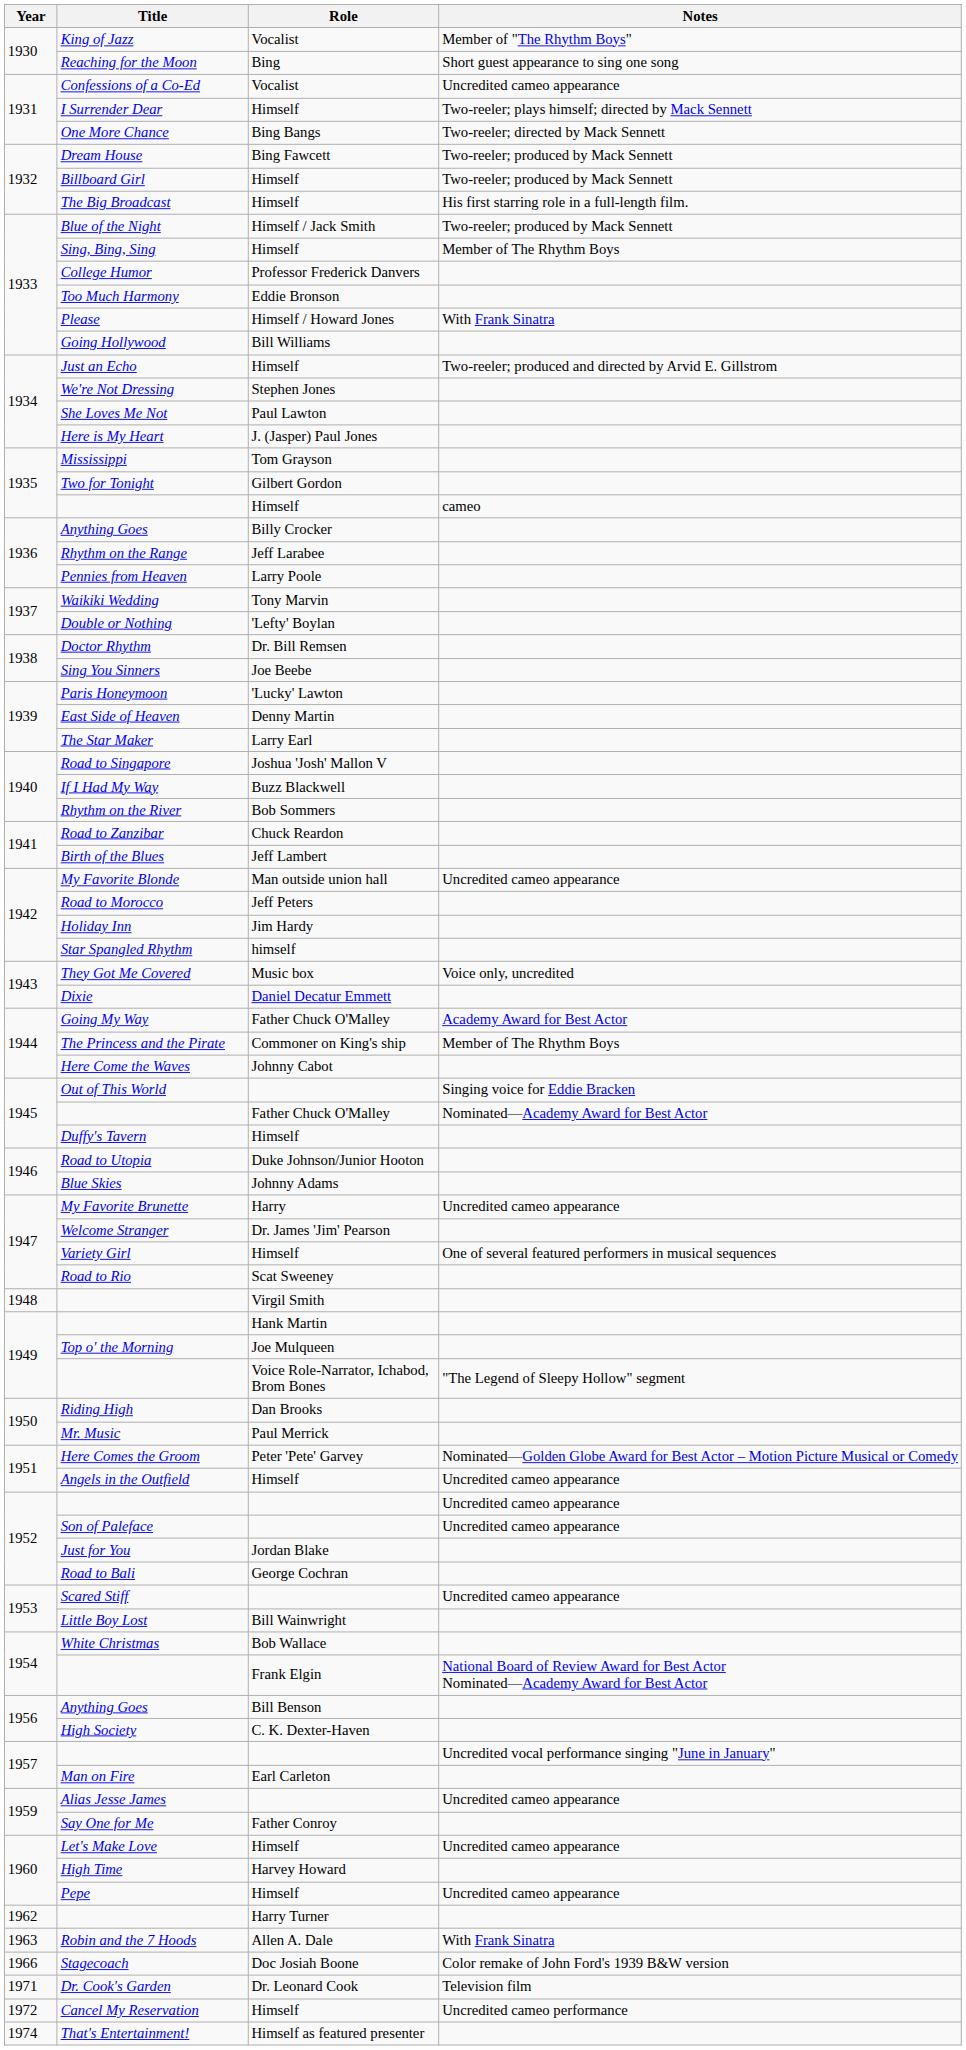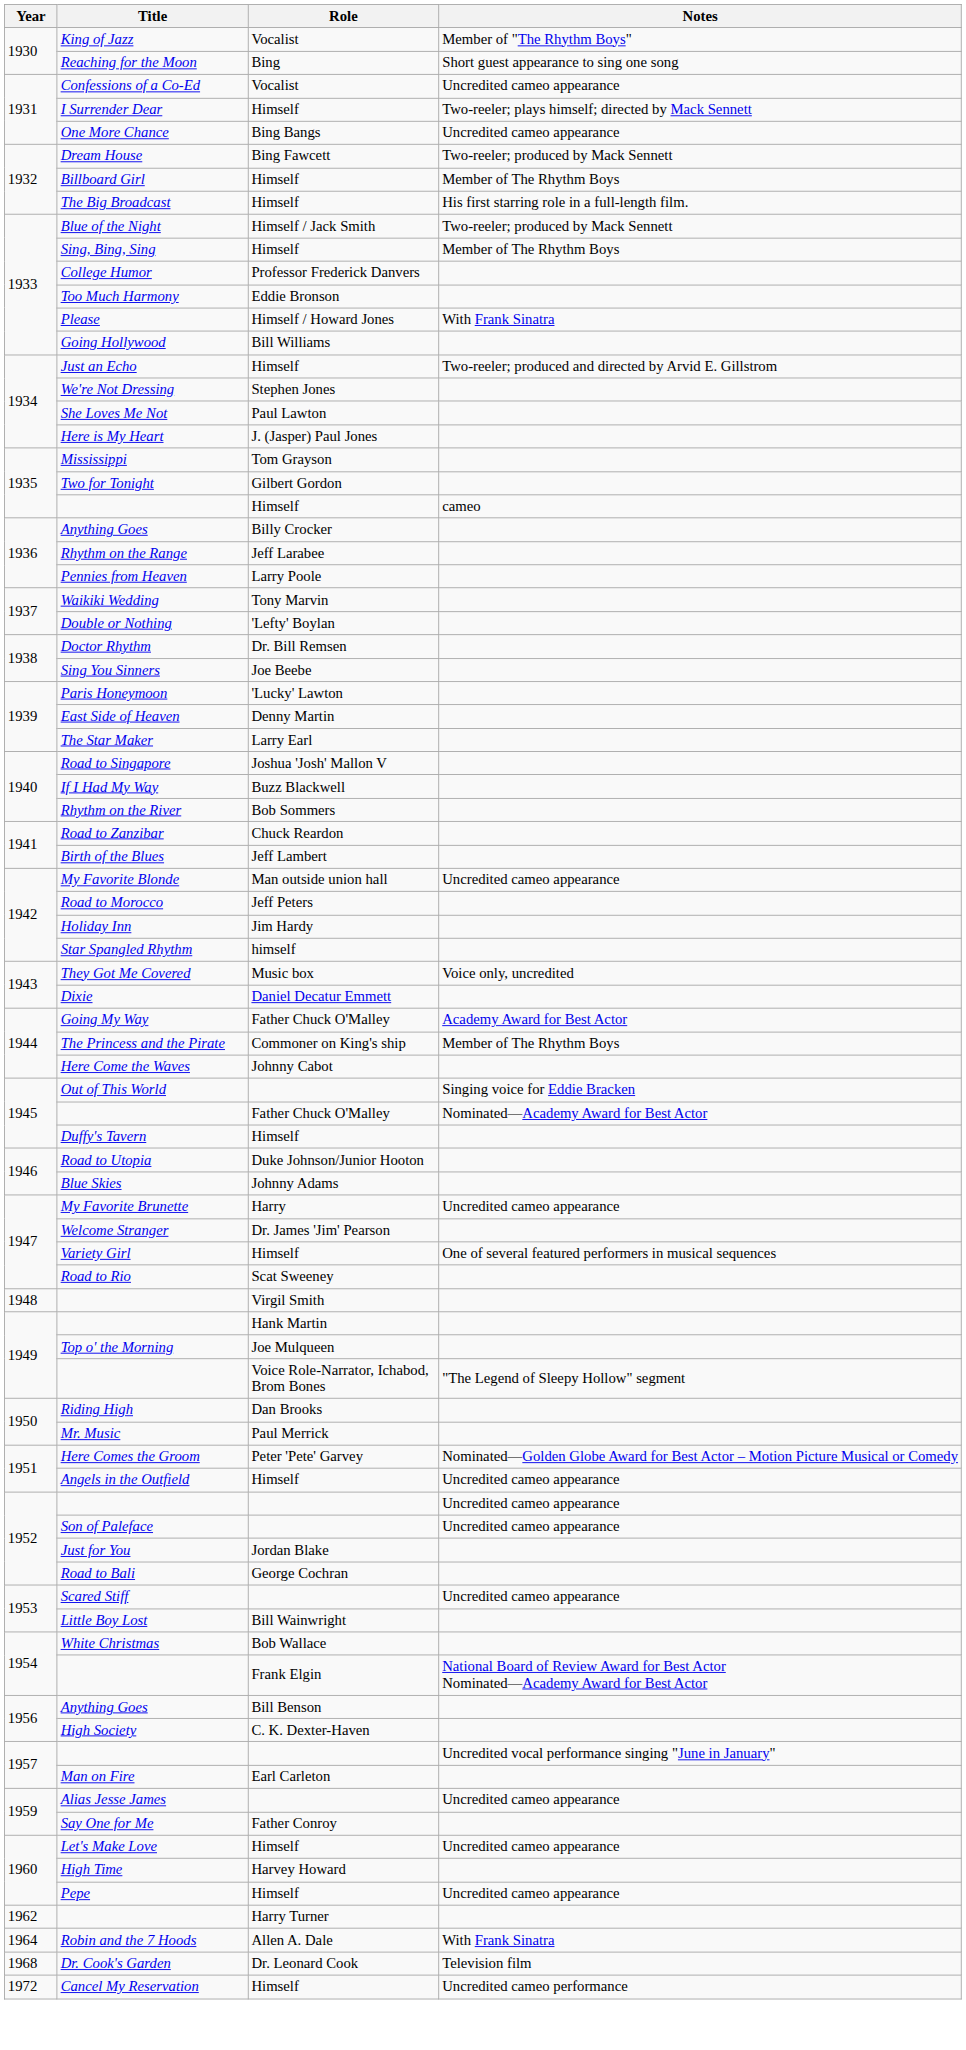(554, 132) Two-reeler; directed by Mack Sennett -> (531, 132) Uncredited cameo appearance
(557, 179) Two-reeler; produced by Mack Sennett -> (531, 179) Member of The Rhythm Boys
(23, 1940) 1963 -> (23, 1940) 1964
- row: (95, 1963)
(23, 1986) 1971 -> (23, 1963) 1968
- row: (125, 2033)
